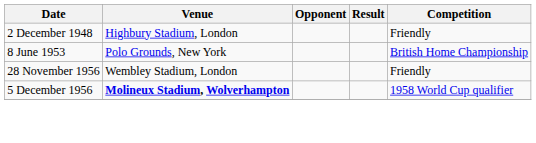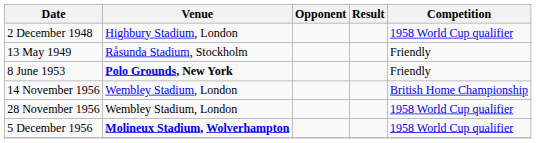(410, 33) Friendly -> (452, 33) 1958 World Cup qualifier
+ row: (39, 52)
(166, 52) normal -> (169, 71) bold
(459, 52) British Home Championship -> (410, 71) Friendly
+ row: (53, 90)
(410, 71) Friendly -> (452, 109) 1958 World Cup qualifier
